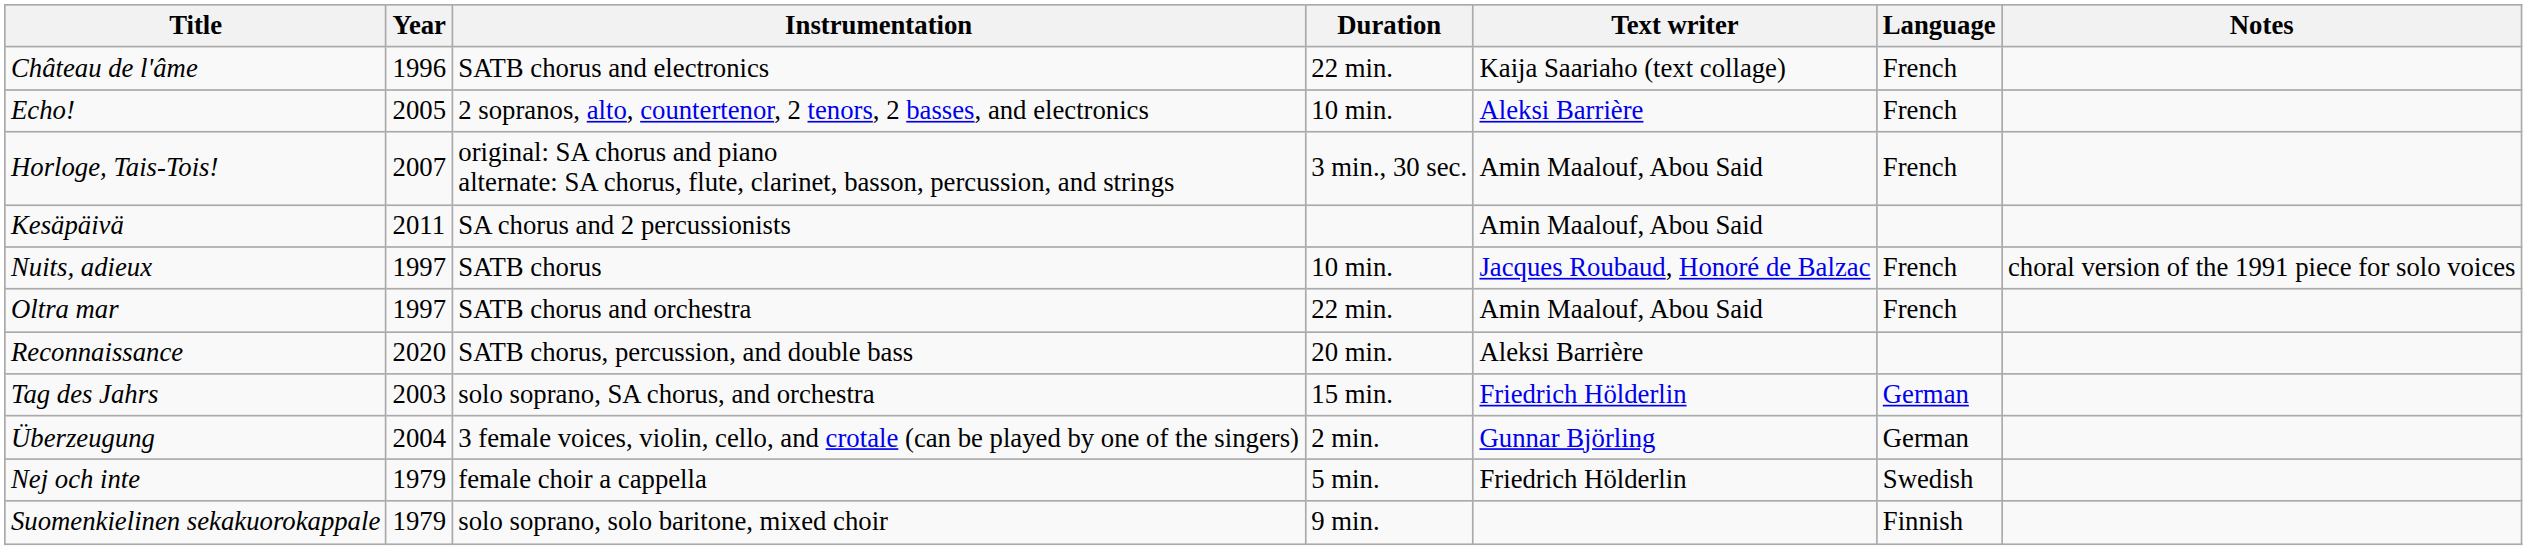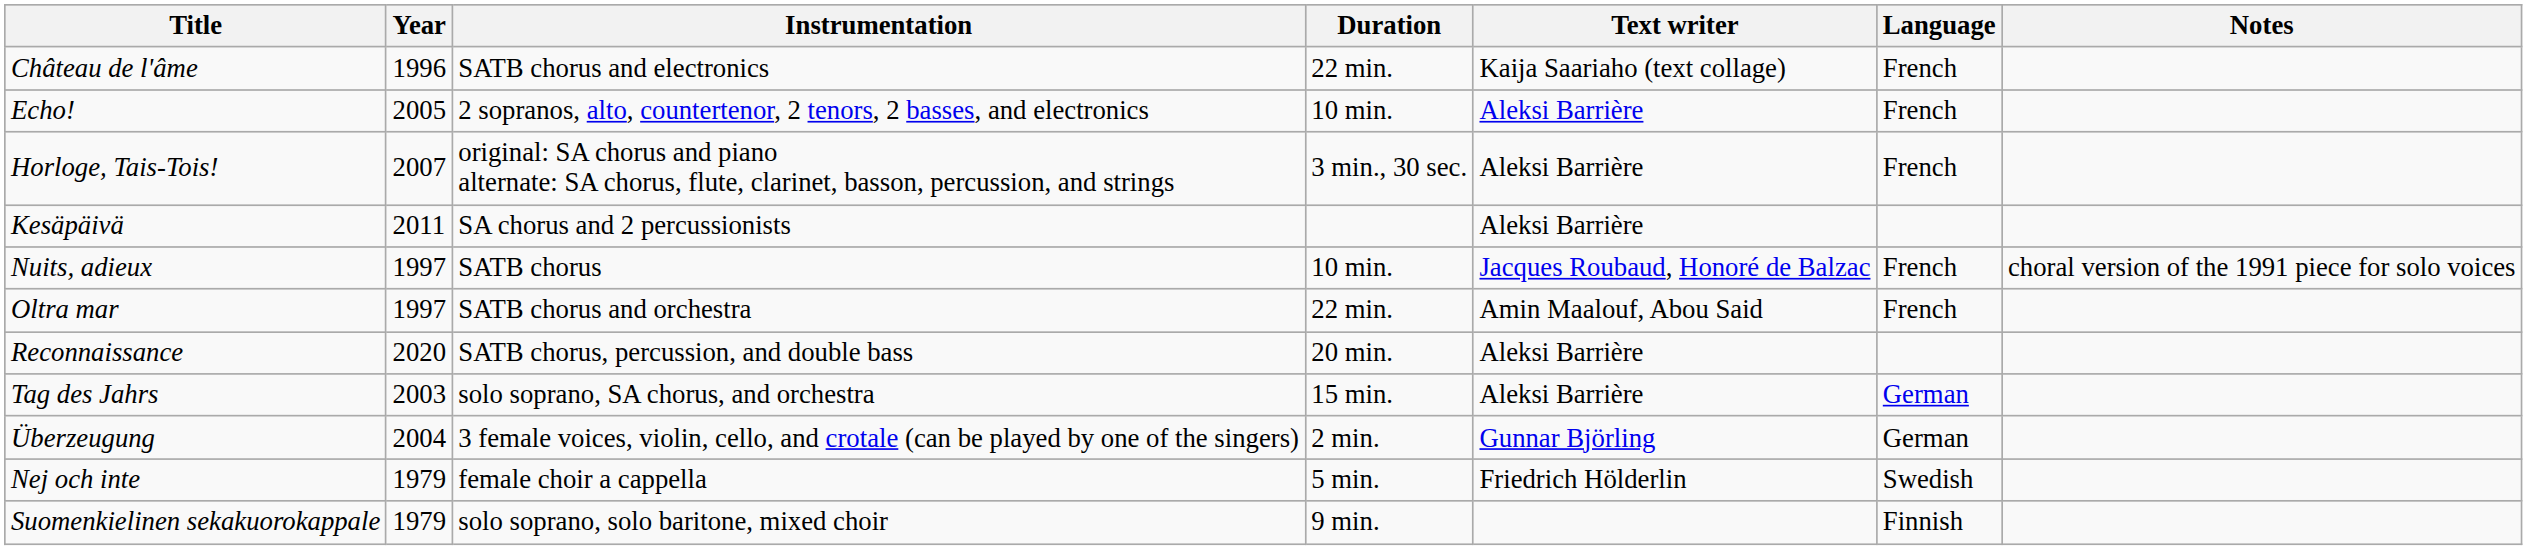(1621, 167) Amin Maalouf, Abou Said -> (1561, 167) Aleksi Barrière
(1621, 225) Amin Maalouf, Abou Said -> (1561, 225) Aleksi Barrière
(1583, 394) Friedrich Hölderlin -> (1561, 394) Aleksi Barrière
